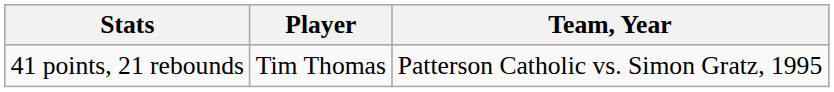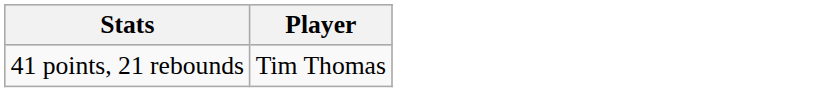- column: (610, 24)
